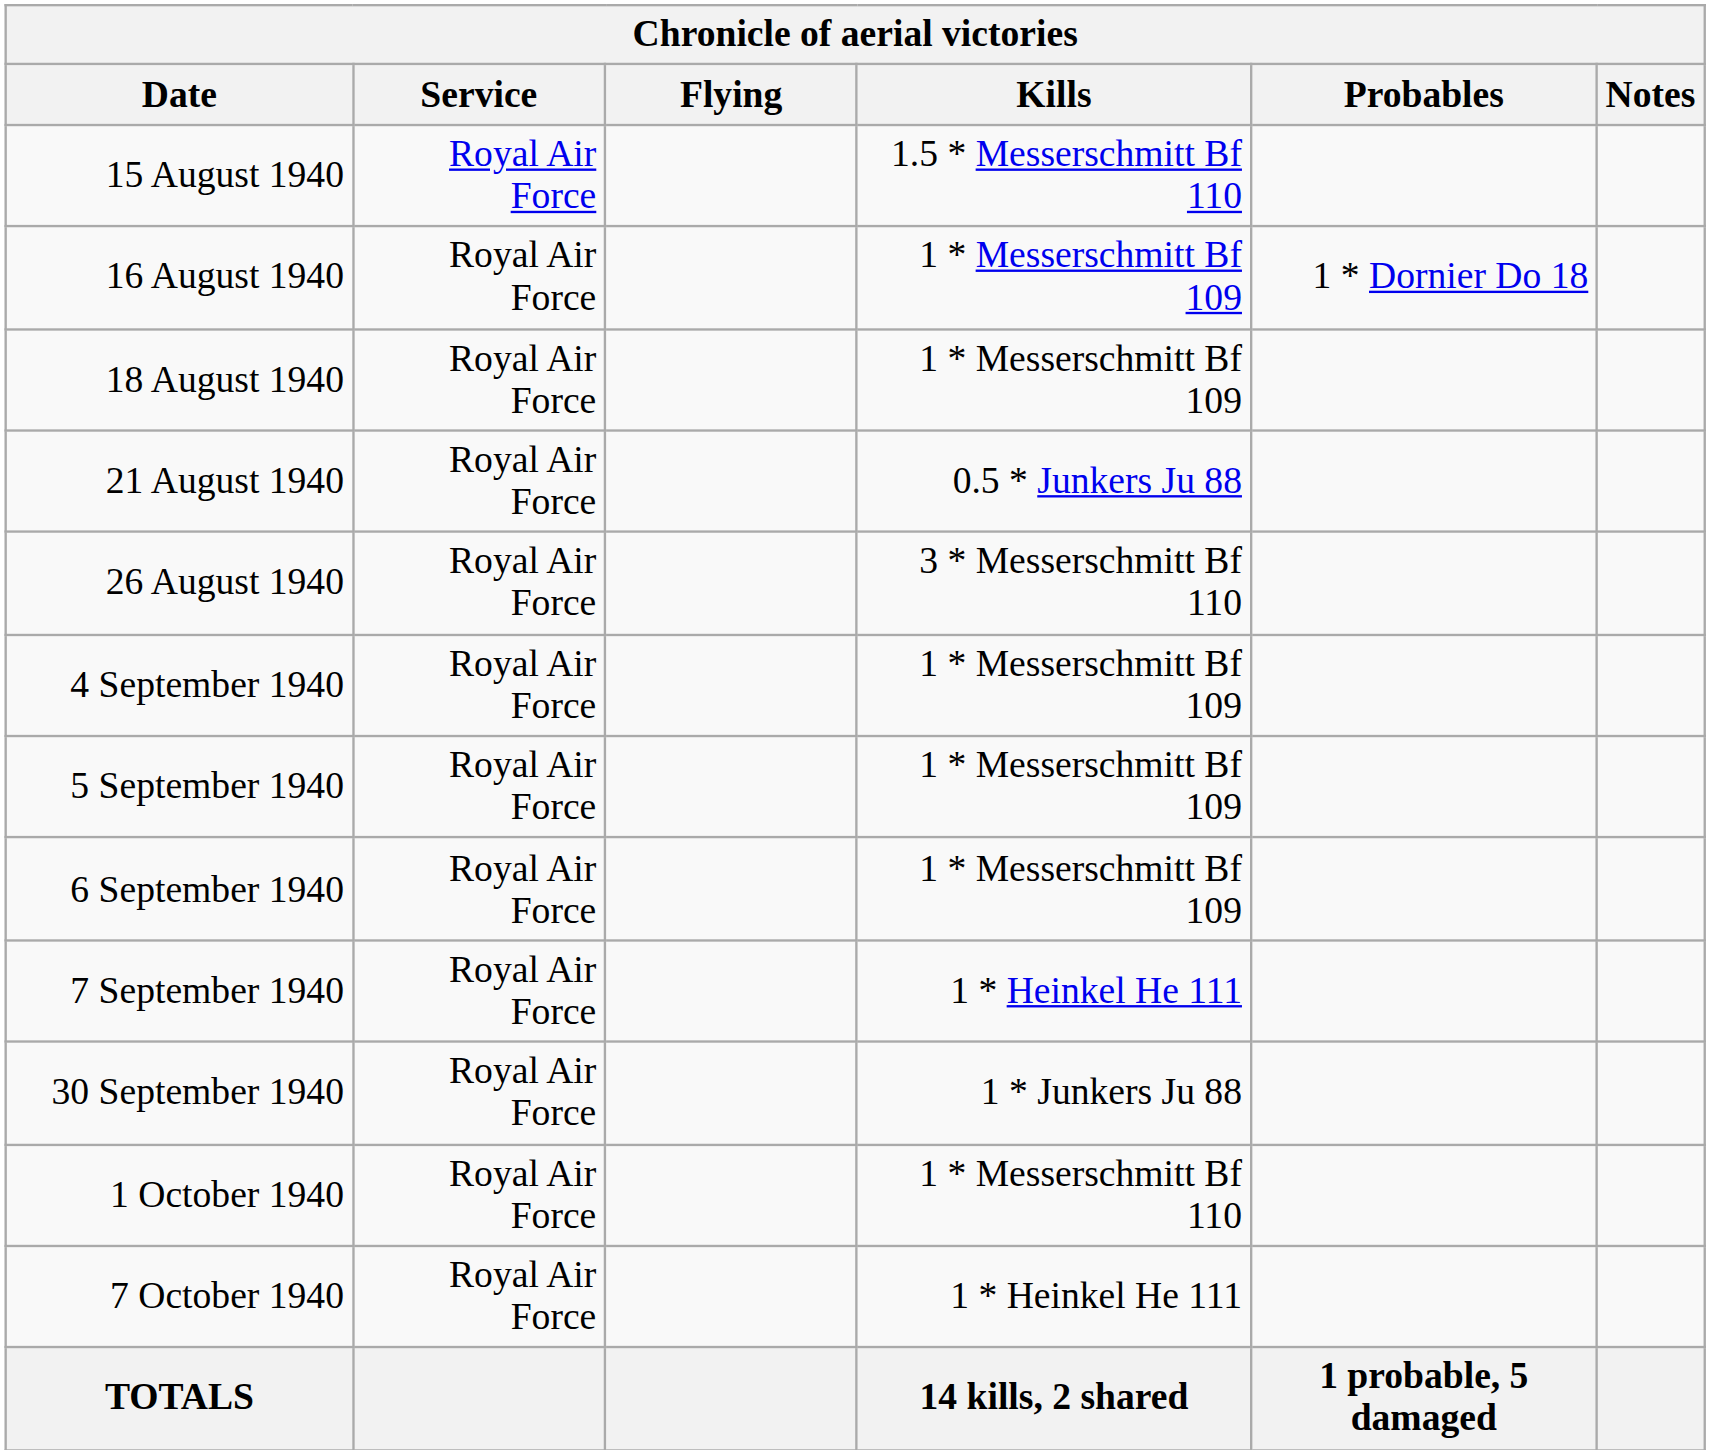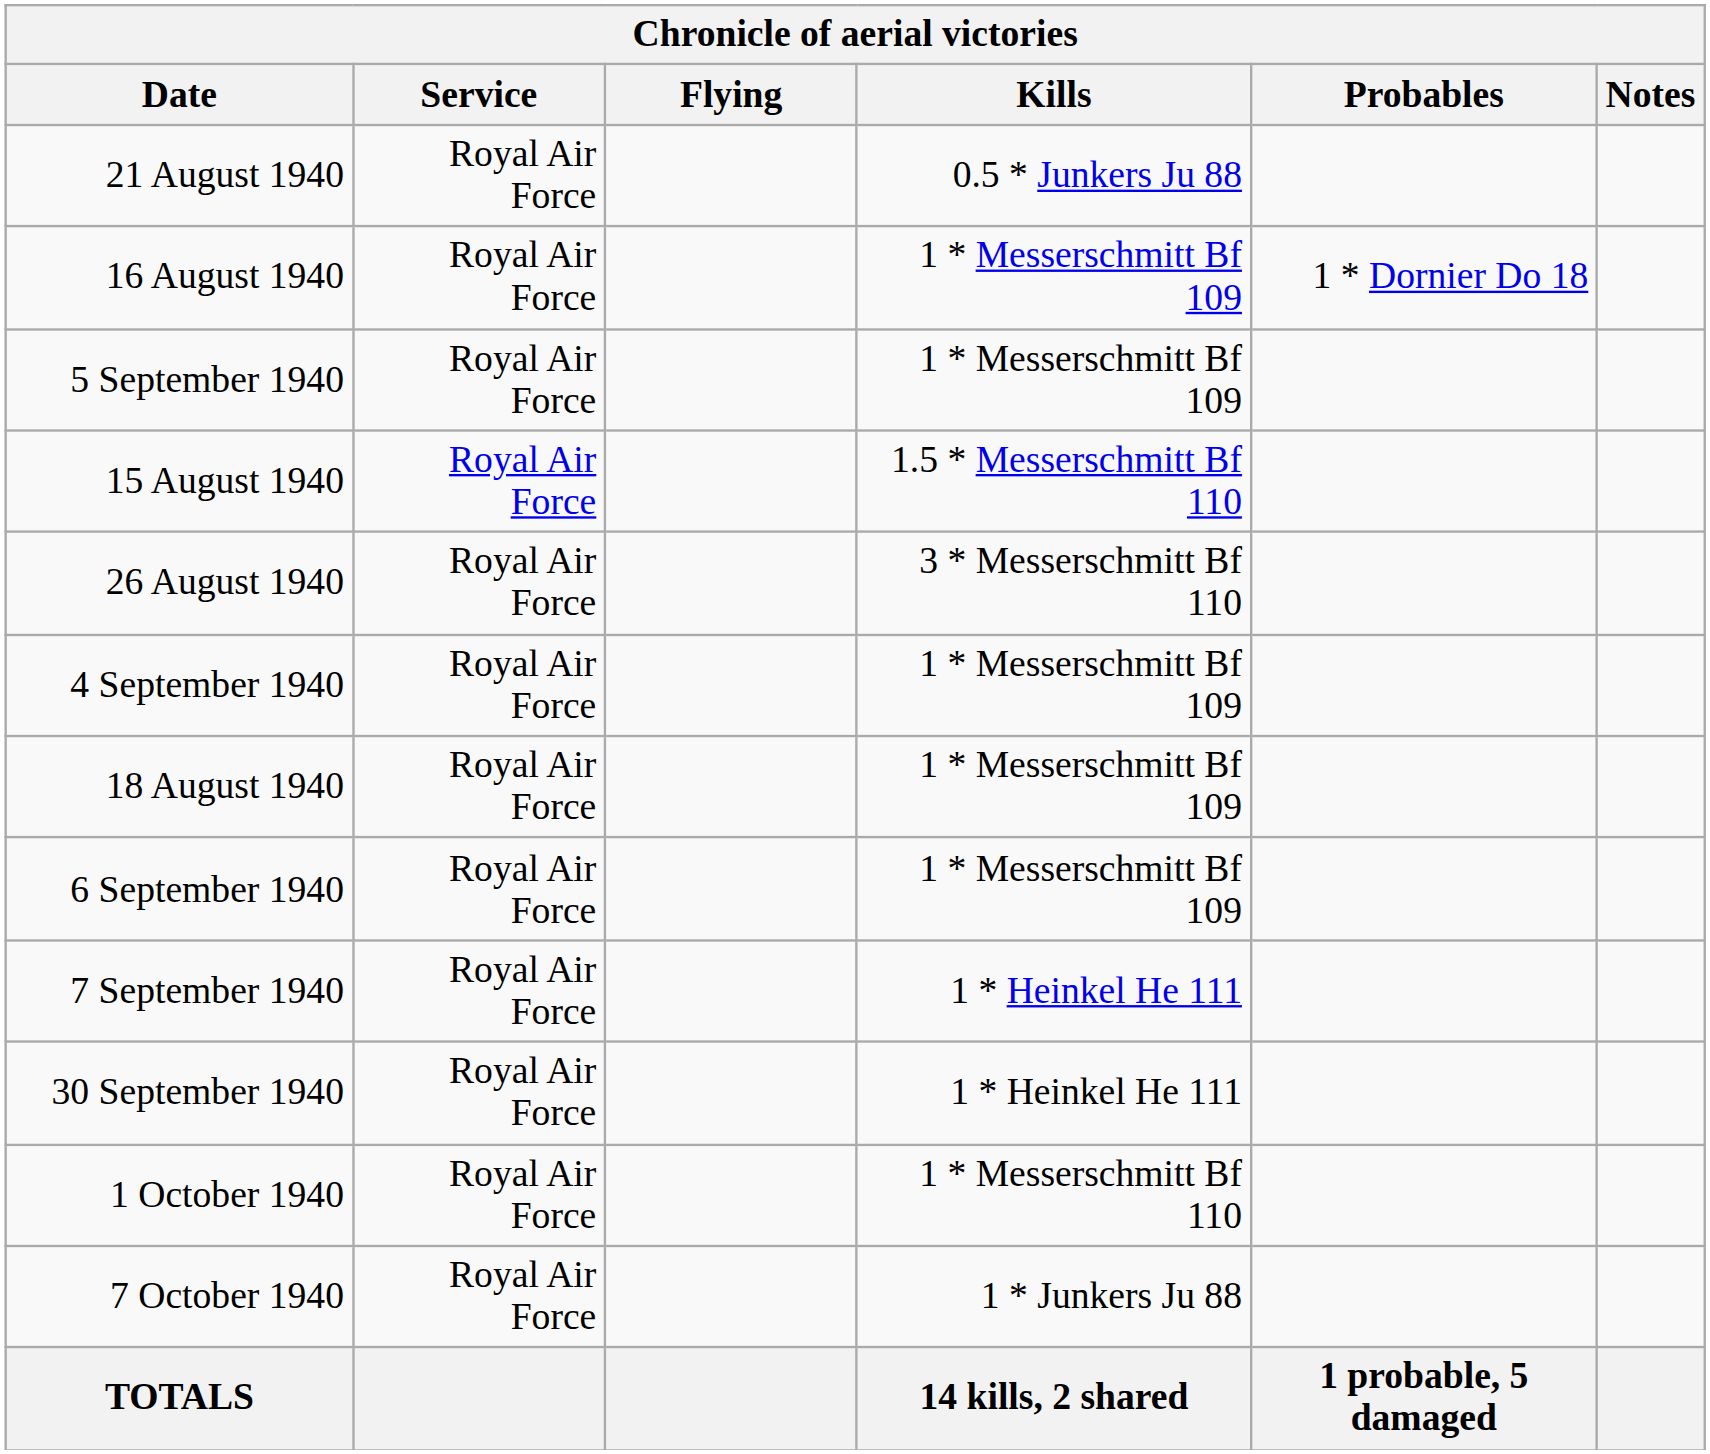rows swapped: (225, 174) <-> (225, 480)
rows swapped: (225, 378) <-> (207, 786)
(1111, 1092) 1 * Junkers Ju 88 -> (1096, 1092) 1 * Heinkel He 111
(1096, 1295) 1 * Heinkel He 111 -> (1111, 1295) 1 * Junkers Ju 88
